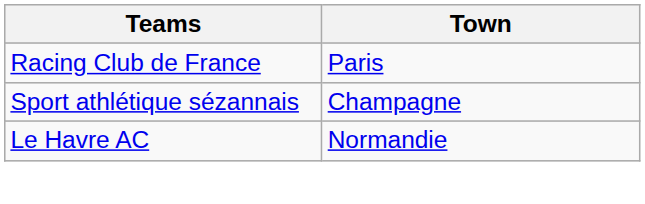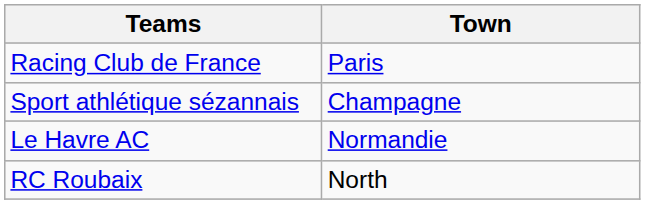+ row: (76, 179)
